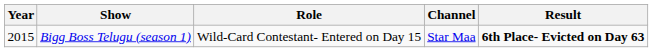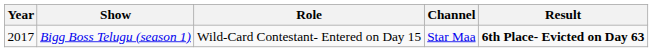(21, 36) 2015 -> (21, 36) 2017
